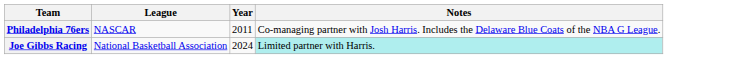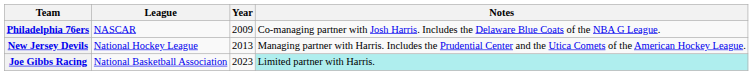(242, 29) 2011 -> (242, 29) 2009
+ row: (48, 45)
(242, 45) 2024 -> (242, 62) 2023
